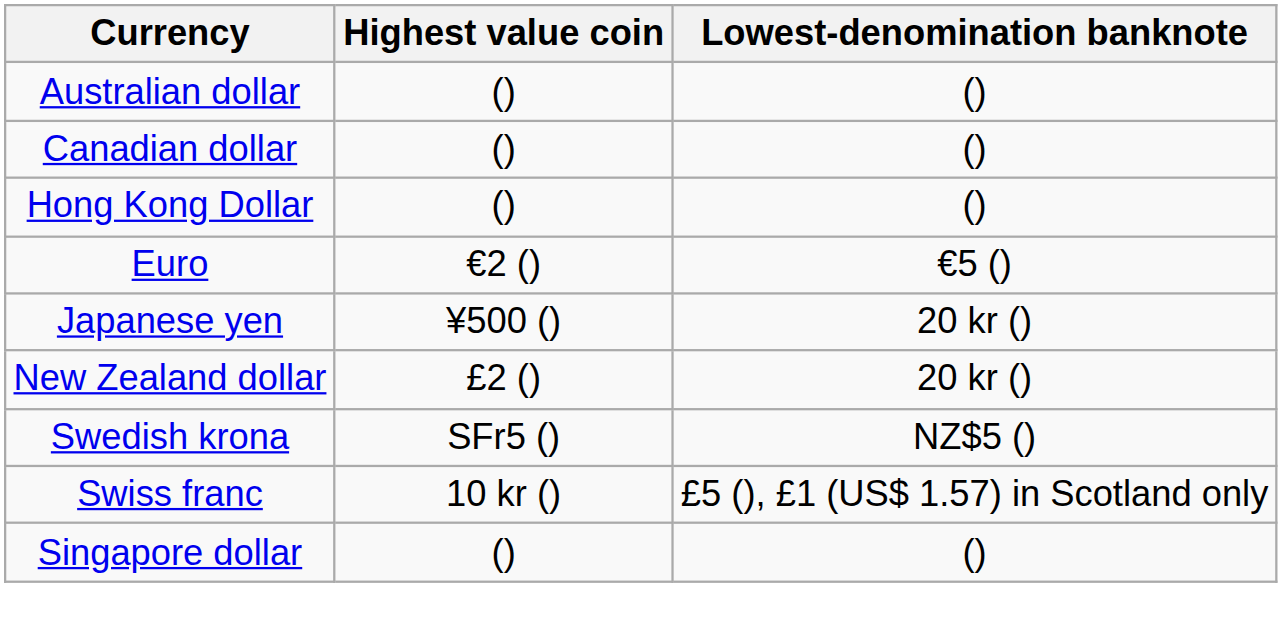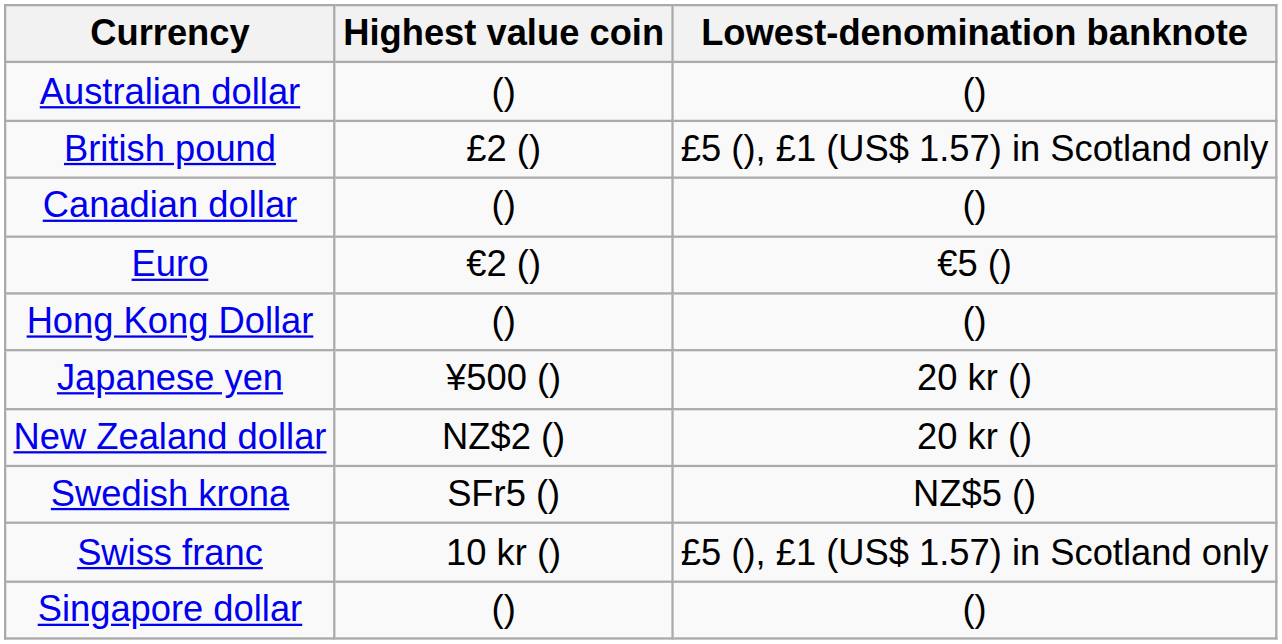+ row: (170, 148)
rows swapped: (170, 263) <-> (170, 206)
(504, 378) £2 () -> (504, 436) NZ$2 ()
